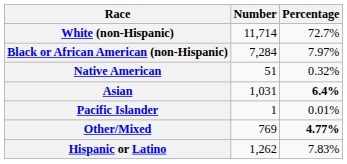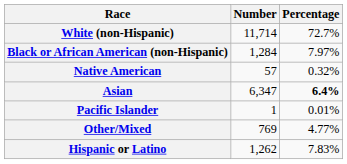(263, 52) 7,284 -> (263, 52) 1,284
(271, 71) 51 -> (271, 71) 57
(263, 91) 1,031 -> (263, 91) 6,347
(323, 129) bold -> (324, 129) normal
